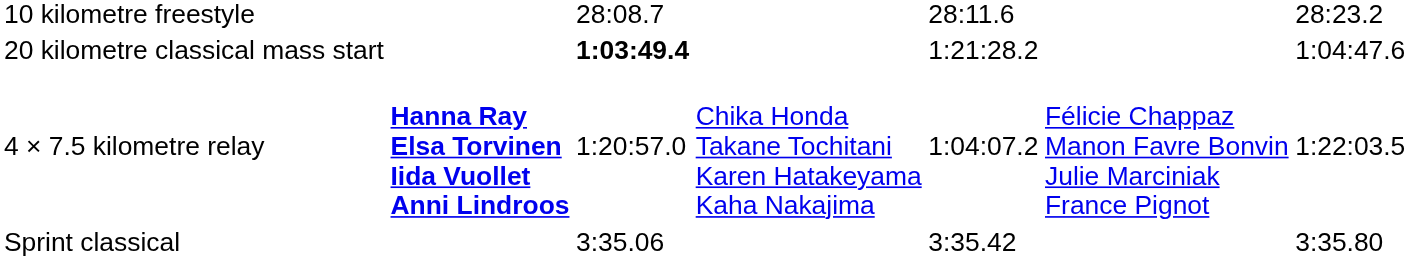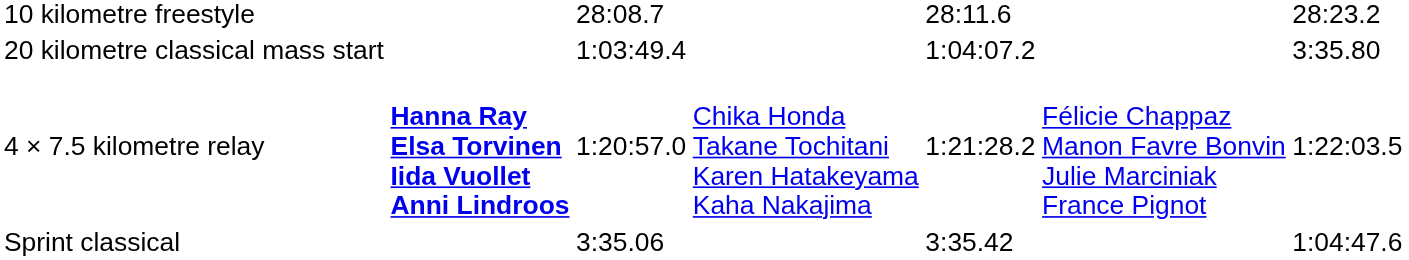(633, 50) bold -> (631, 50) normal
(983, 50) 1:21:28.2 -> (980, 50) 1:04:07.2
(1350, 50) 1:04:47.6 -> (1336, 50) 3:35.80
(983, 146) 1:04:07.2 -> (980, 146) 1:21:28.2
(1339, 242) 3:35.80 -> (1347, 242) 1:04:47.6
